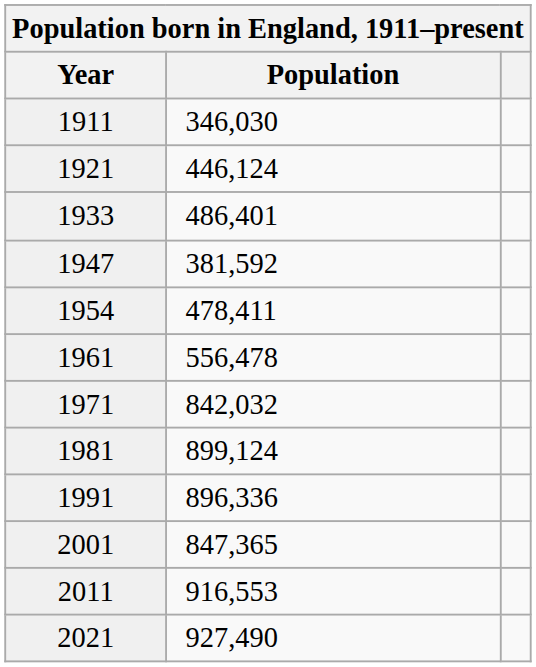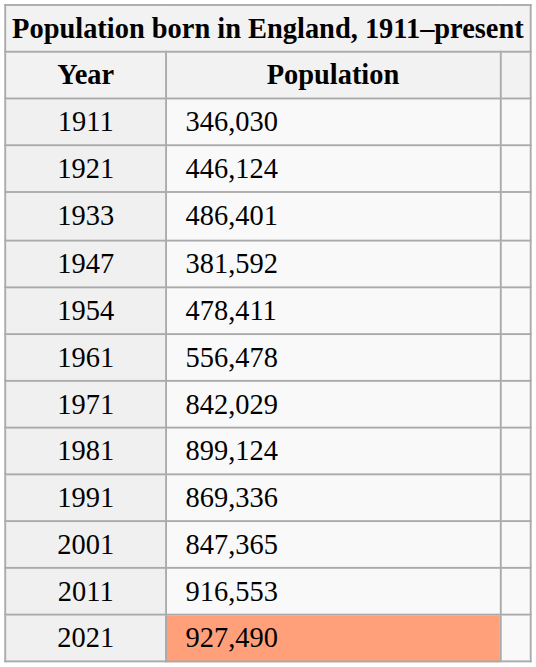(232, 403) 842,032 -> (232, 403) 842,029
(232, 497) 896,336 -> (232, 497) 869,336
(232, 637) no background -> (232, 637) lightsalmon background
